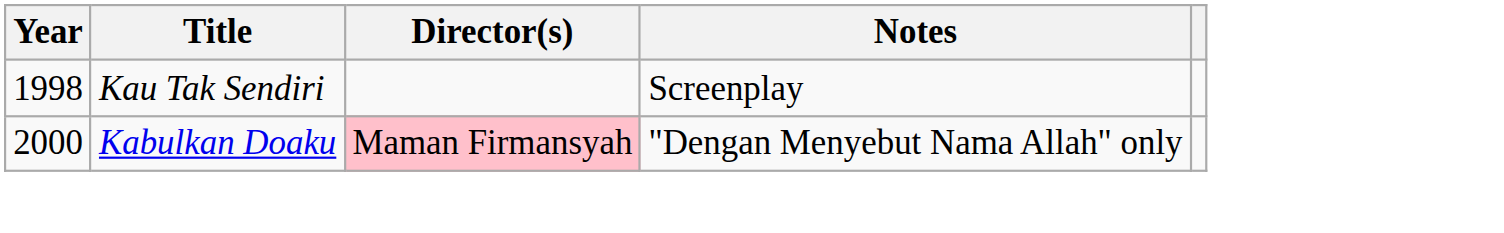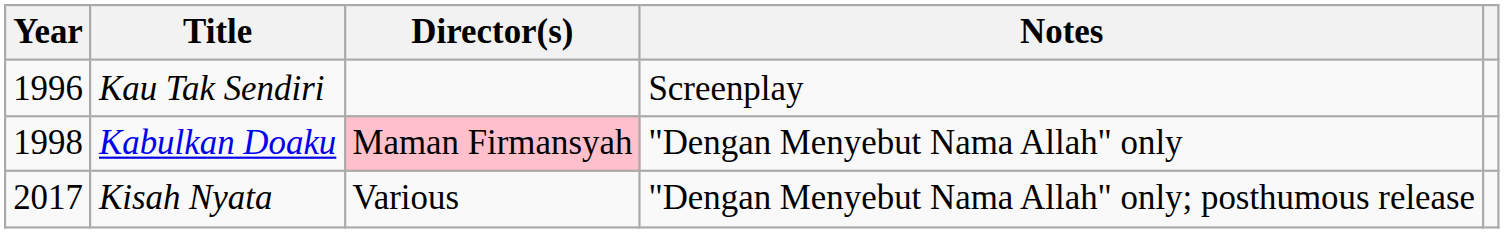(48, 87) 1998 -> (48, 87) 1996
(48, 142) 2000 -> (48, 142) 1998
+ row: (186, 198)
